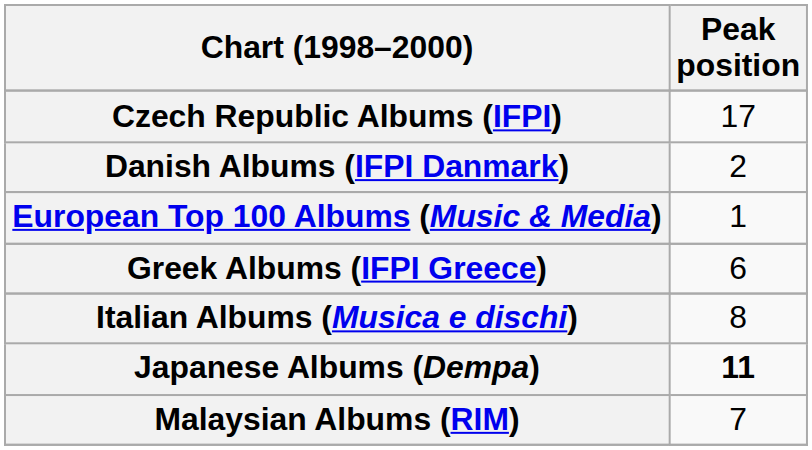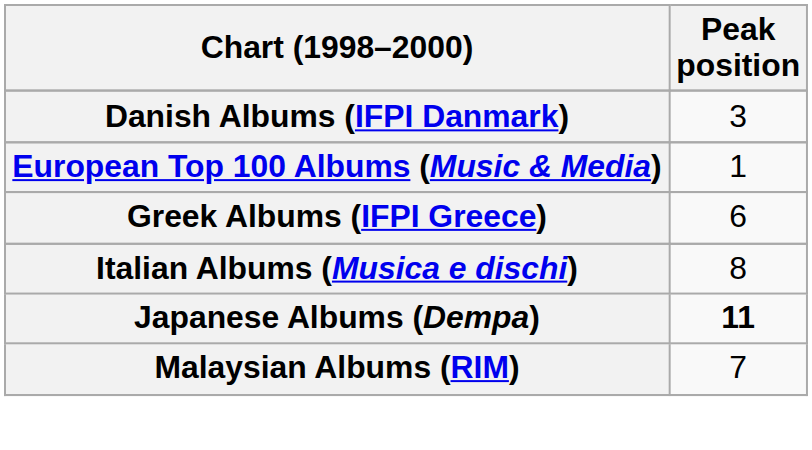- row: (337, 116)
(738, 166) 2 -> (738, 116) 3
